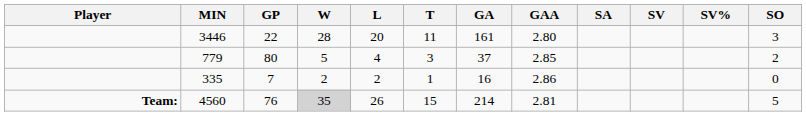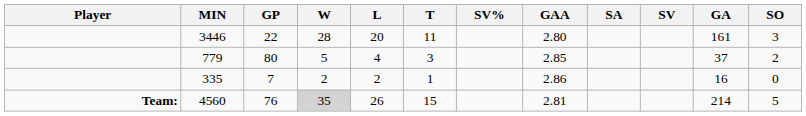columns swapped: (484, 15) <-> (716, 15)
